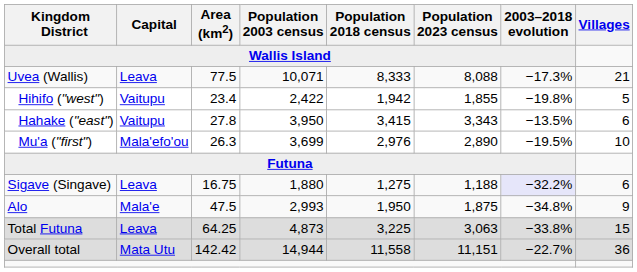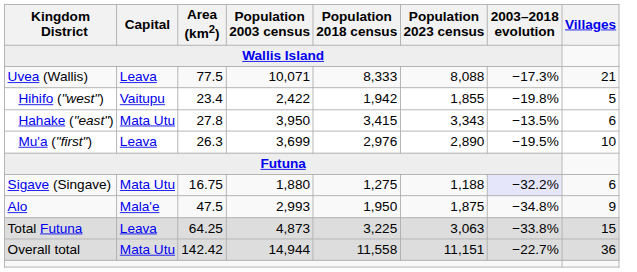(142, 120) Vaitupu -> (147, 120) Mata Utu
(154, 142) Mala'efo'ou -> (138, 142) Leava
(138, 185) Leava -> (147, 185) Mata Utu
